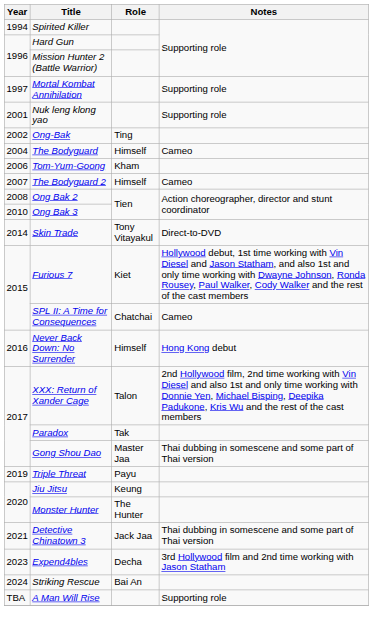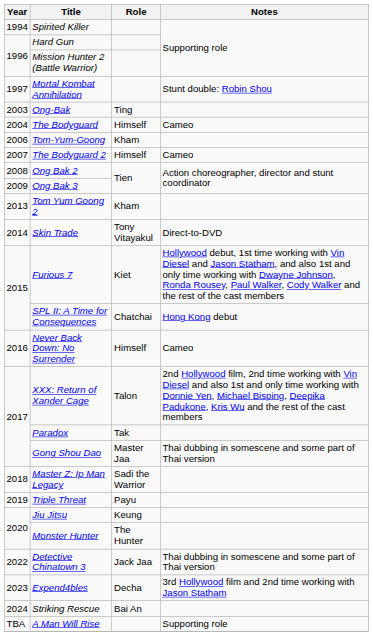(194, 89) Supporting role -> (217, 89) Stunt double: Robin Shou
- row: (64, 115)
(17, 135) 2002 -> (17, 109) 2003
(17, 211) 2010 -> (17, 185) 2009
+ row: (68, 206)
(177, 317) Cameo -> (200, 317) Hong Kong debut
(199, 348) Hong Kong debut -> (178, 348) Cameo
+ row: (69, 479)
(17, 536) 2021 -> (17, 562) 2022
